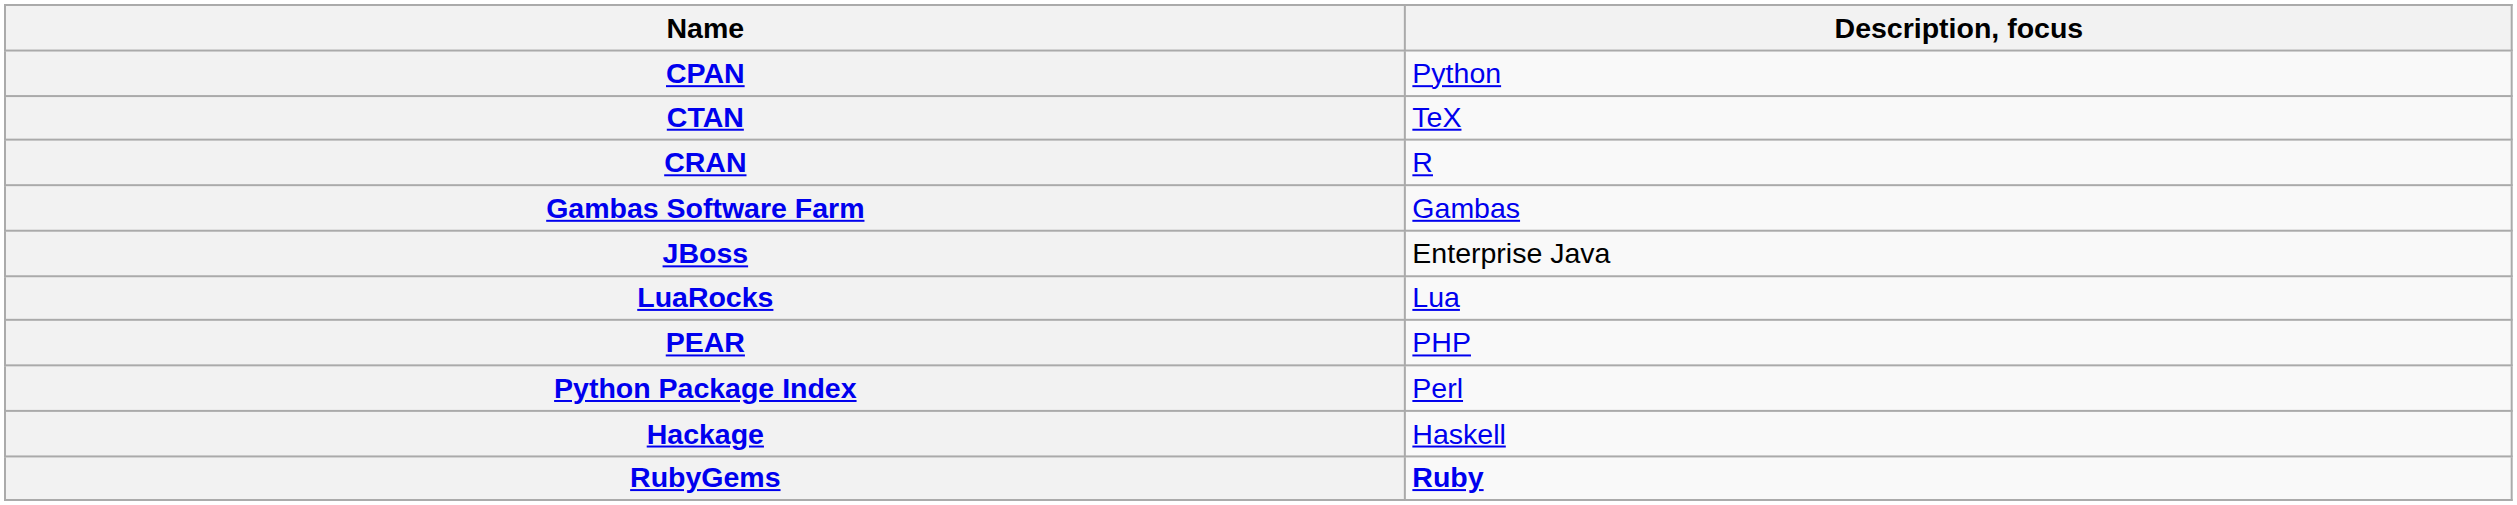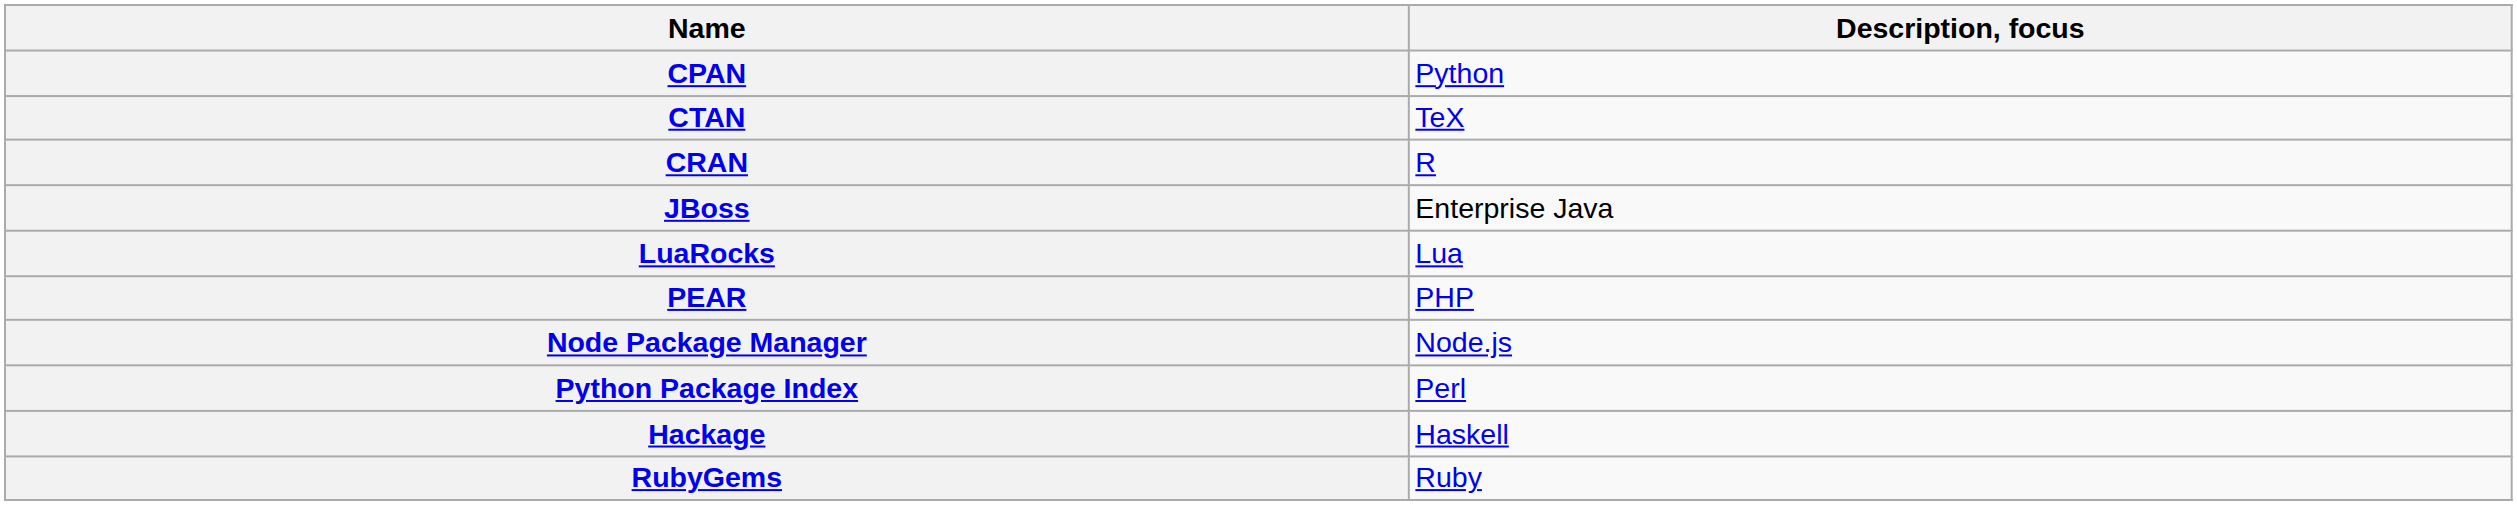- row: (705, 208)
+ row: (707, 343)
(1448, 478) bold -> (1449, 478) normal
